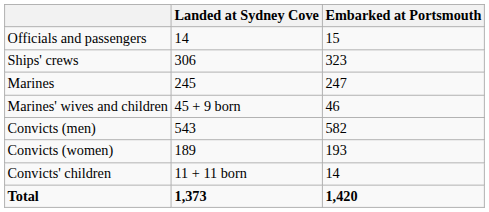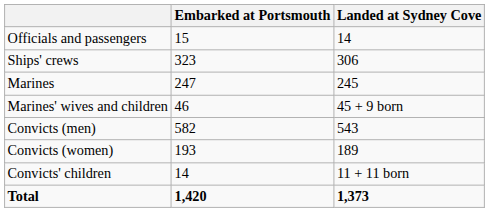columns swapped: (403, 15) <-> (247, 15)
